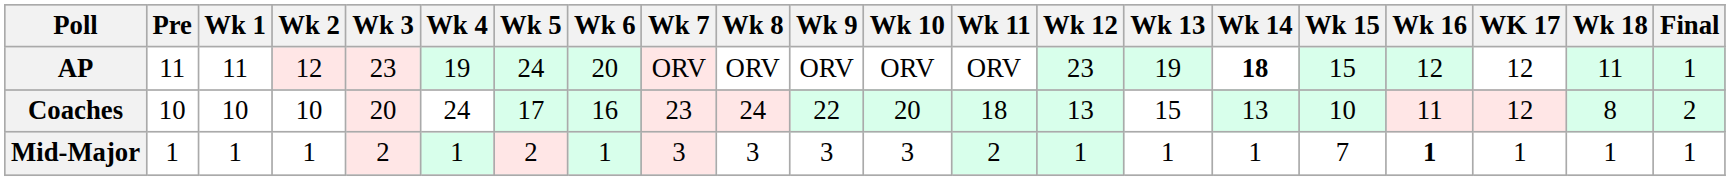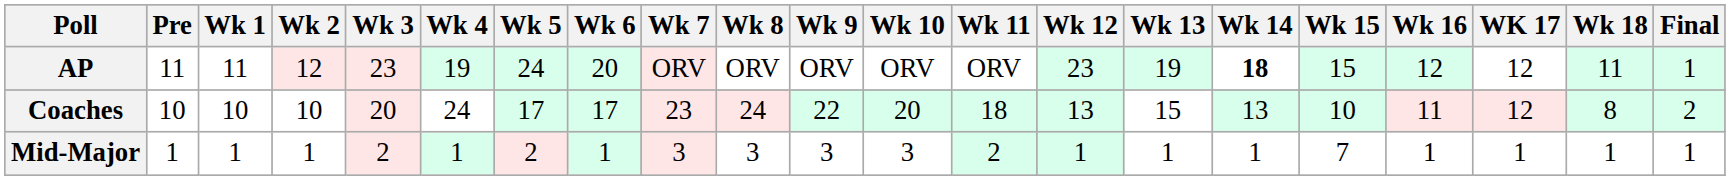(605, 110) 16 -> (605, 110) 17
(1430, 152) bold -> (1430, 152) normal
